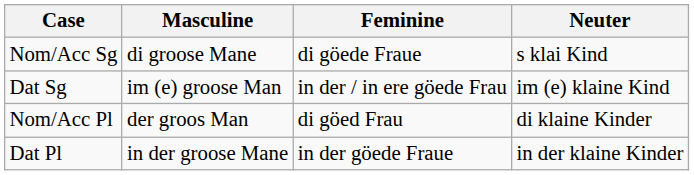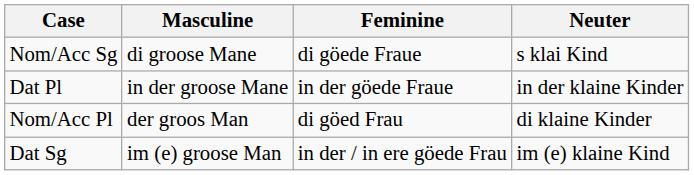rows swapped: (38, 86) <-> (36, 152)
